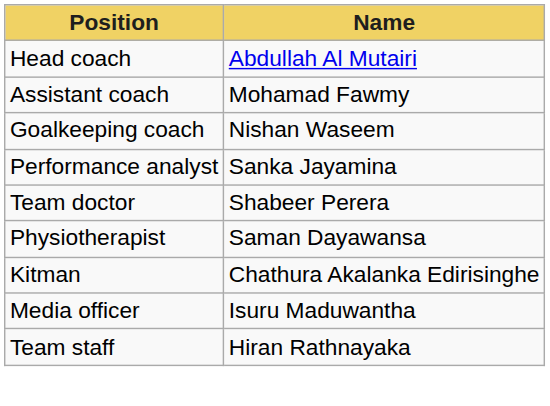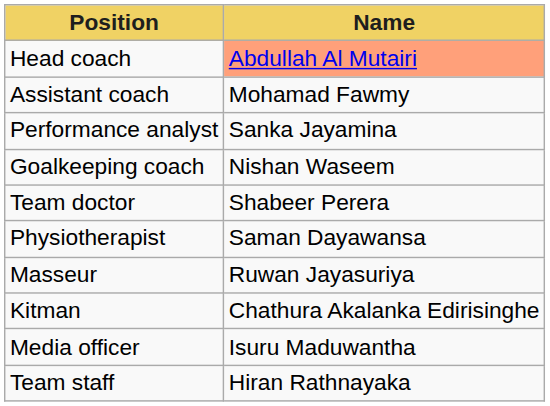(323, 58) no background -> (323, 58) lightsalmon background
rows swapped: (107, 130) <-> (114, 166)
+ row: (54, 274)
